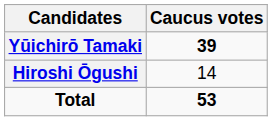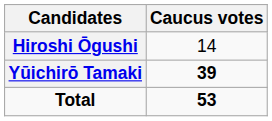rows swapped: (75, 45) <-> (75, 73)
